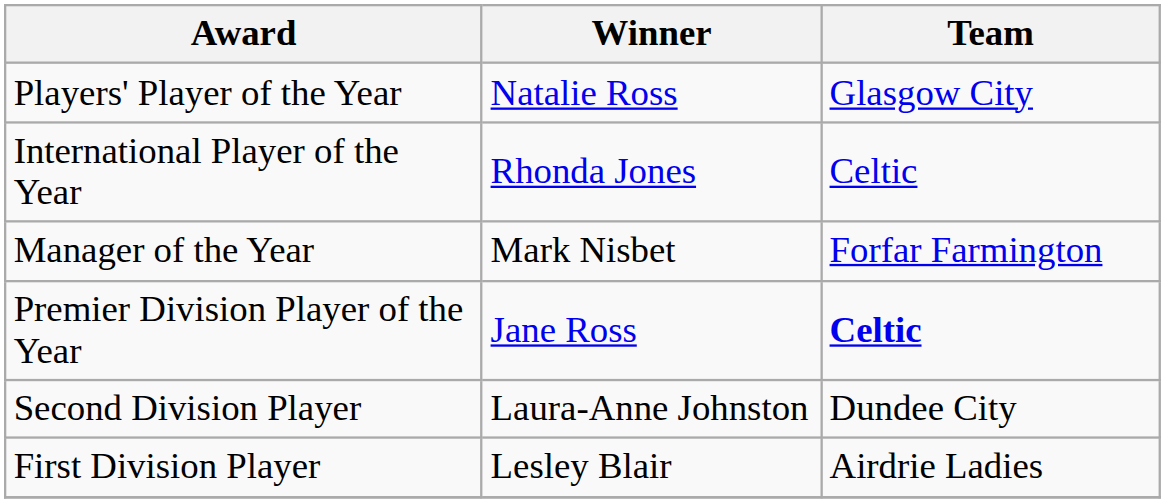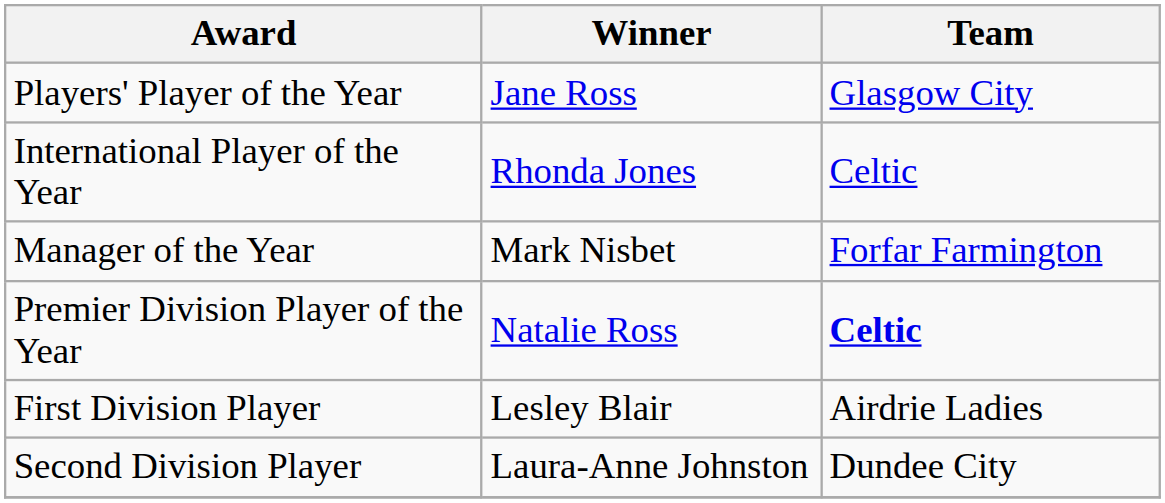(584, 92) Natalie Ross -> (564, 92) Jane Ross
(564, 329) Jane Ross -> (584, 329) Natalie Ross
rows swapped: (167, 466) <-> (187, 408)
